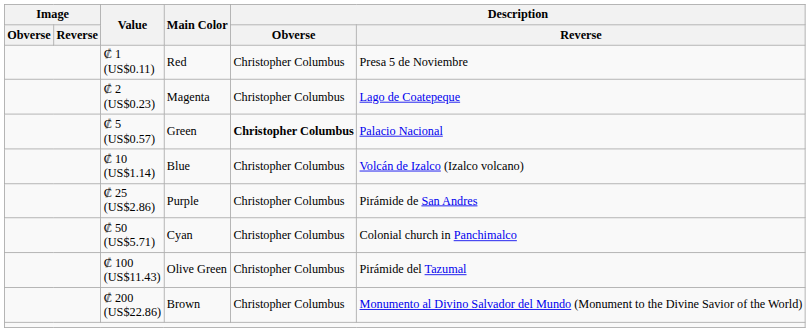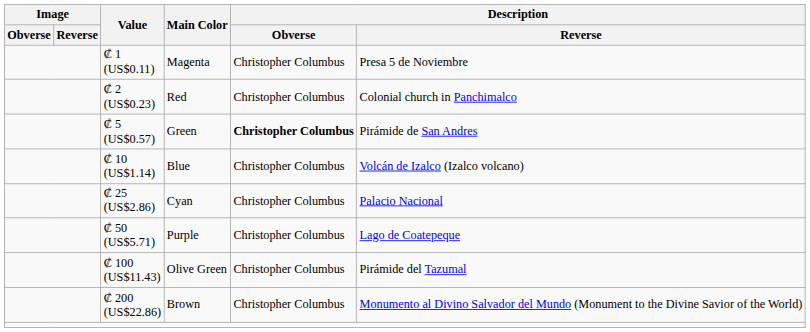(177, 62) Red -> (188, 62) Magenta
(188, 97) Magenta -> (177, 97) Red
(410, 97) Lago de Coatepeque -> (438, 97) Colonial church in Panchimalco
(401, 131) Palacio Nacional -> (419, 131) Pirámide de San Andres
(183, 201) Purple -> (180, 201) Cyan
(419, 201) Pirámide de San Andres -> (401, 201) Palacio Nacional
(180, 235) Cyan -> (183, 235) Purple
(438, 235) Colonial church in Panchimalco -> (410, 235) Lago de Coatepeque
